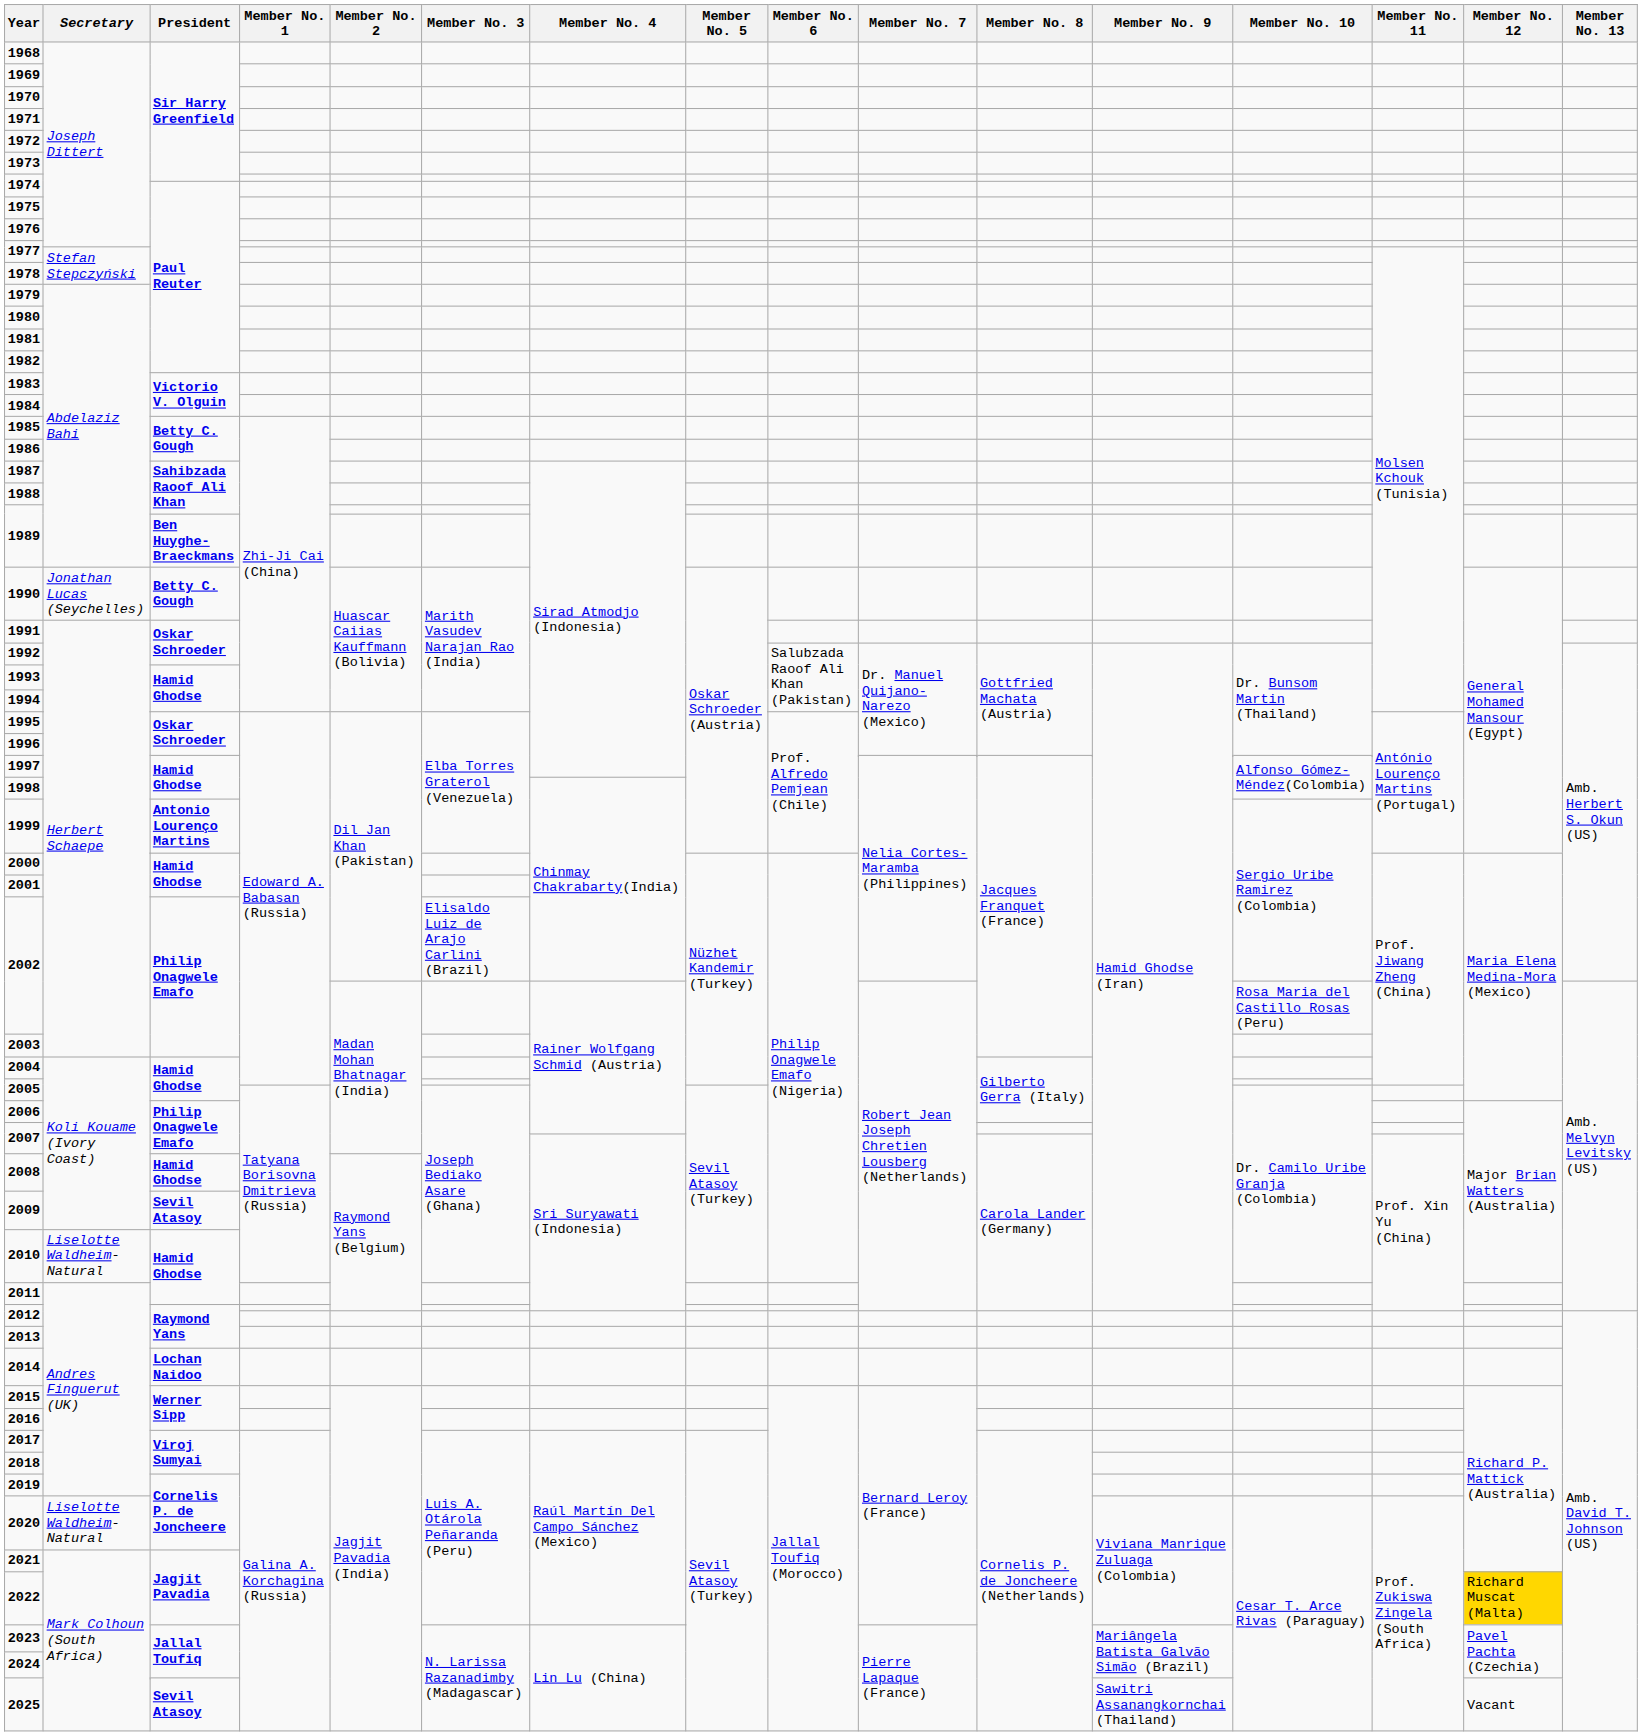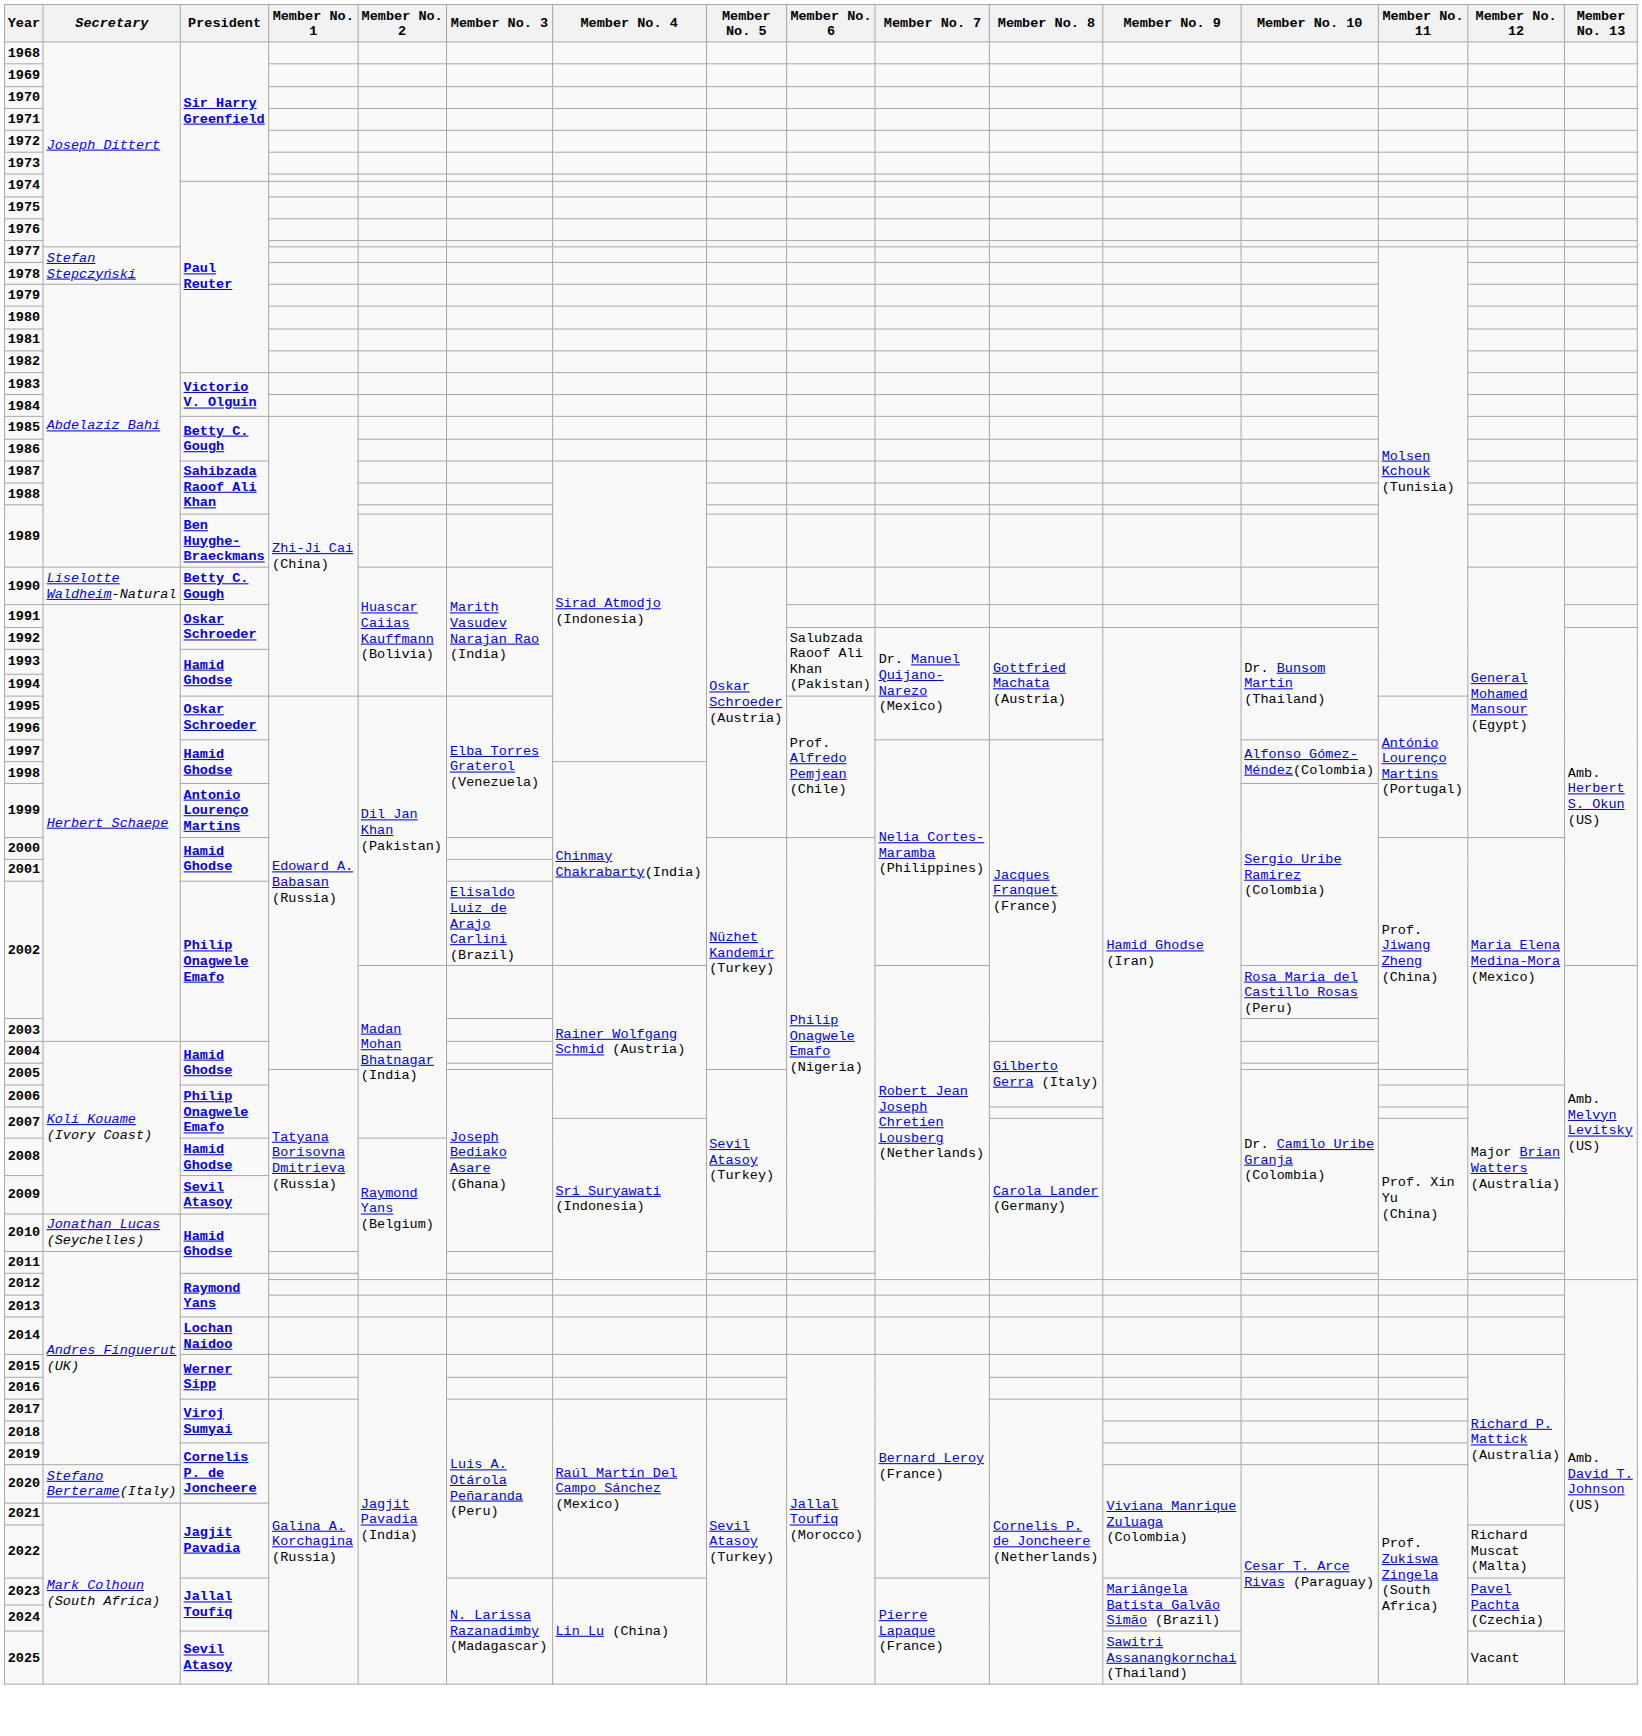(95, 594) Jonathan Lucas (Seychelles) -> (112, 586) Liselotte Waldheim-Natural
(83, 1256) Liselotte Waldheim-Natural -> (103, 1232) Jonathan Lucas (Seychelles)
(83, 1523) Liselotte Waldheim-Natural -> (112, 1484) Stefano Berterame(Italy)
(1495, 1598) gold background -> (1499, 1551) no background
